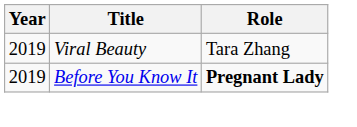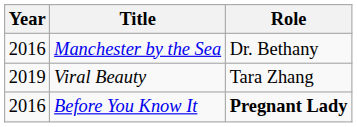+ row: (138, 48)
(27, 77) 2019 -> (27, 106) 2016
